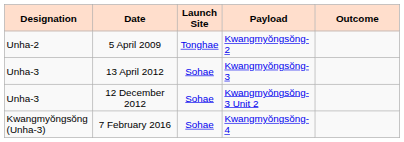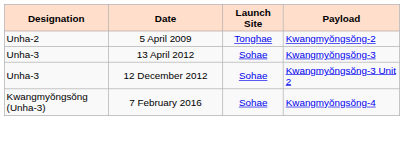- column: (357, 18)
